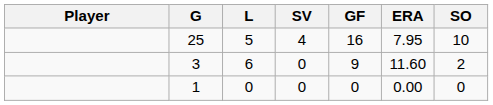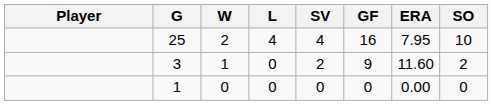+ column: (225, 16)
(249, 40) 5 -> (272, 40) 4
(249, 64) 6 -> (272, 64) 0
(302, 64) 0 -> (320, 64) 2
